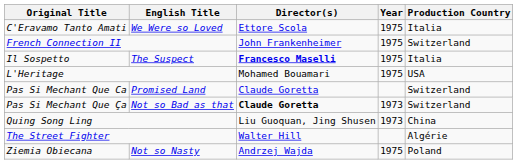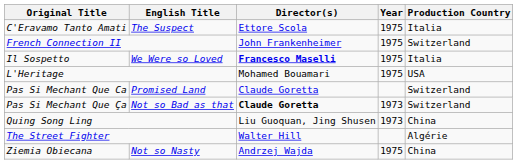(177, 28) We Were so Loved -> (163, 28) The Suspect
(163, 58) The Suspect -> (177, 58) We Were so Loved
(425, 151) Poland -> (422, 151) China
